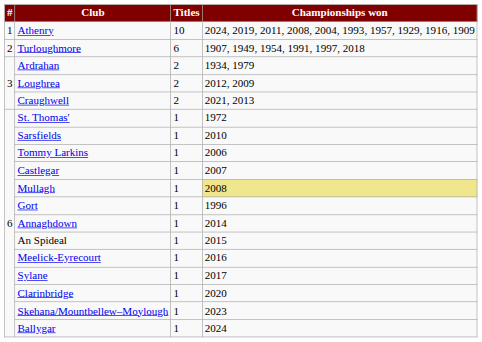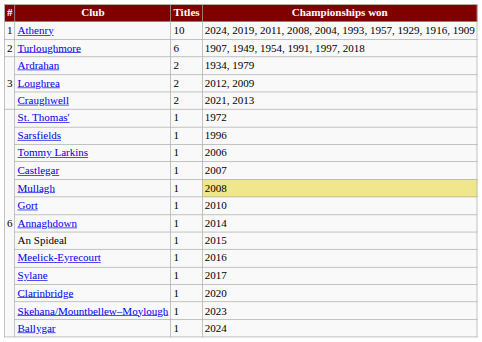(216, 135) 2010 -> (216, 135) 1996
(216, 205) 1996 -> (216, 205) 2010
